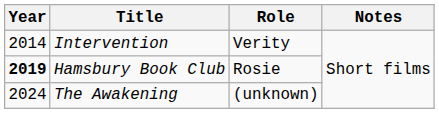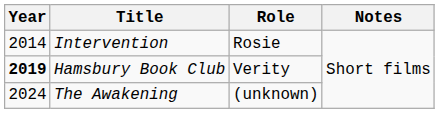(261, 43) Verity -> (257, 43) Rosie
(257, 69) Rosie -> (261, 69) Verity
